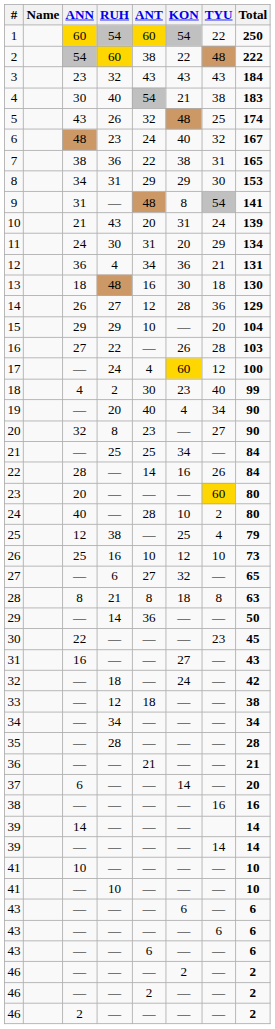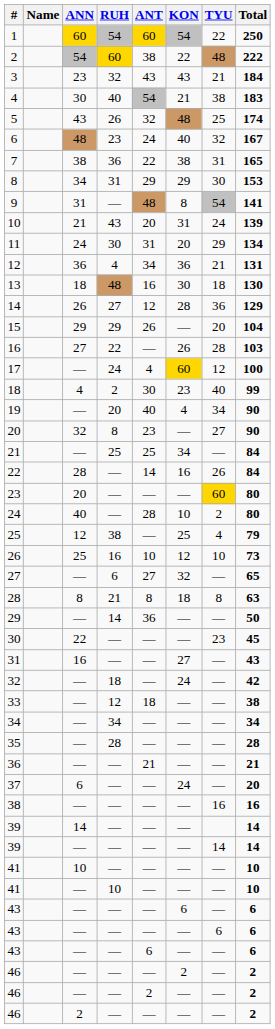(219, 77) 43 -> (219, 77) 21
(149, 327) 10 -> (149, 327) 26
(184, 784) 14 -> (184, 784) 24
